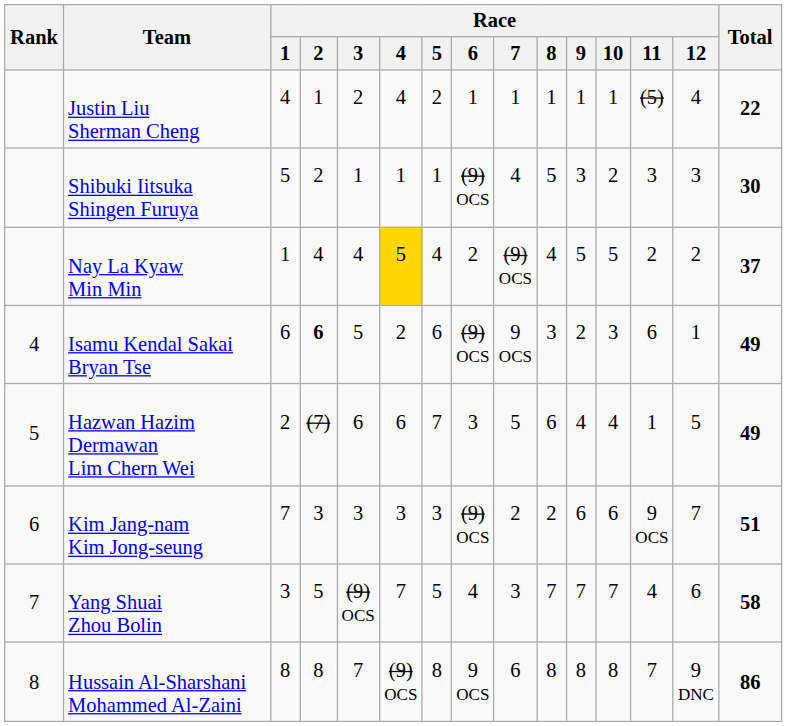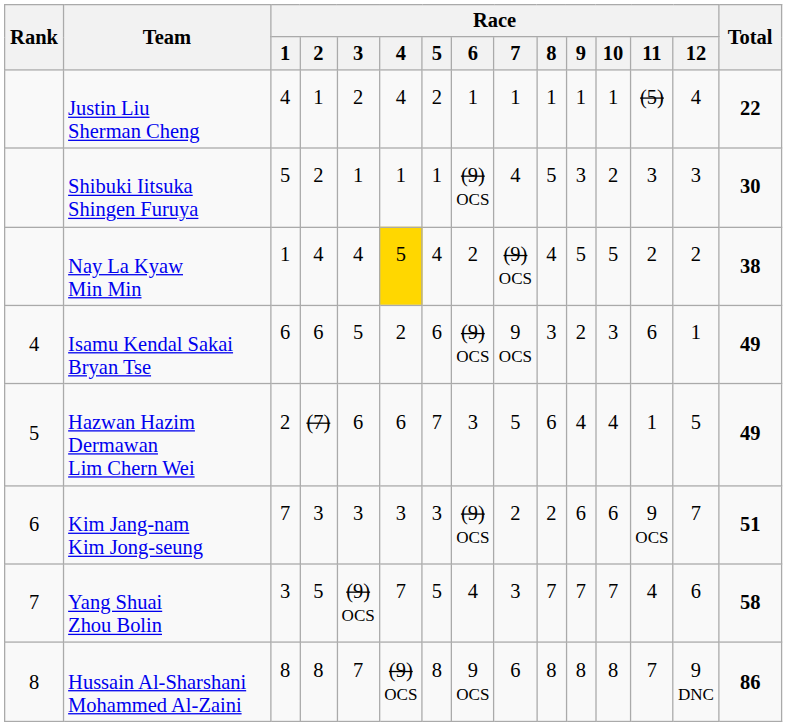(750, 265) 37 -> (750, 265) 38
(318, 344) bold -> (318, 344) normal
